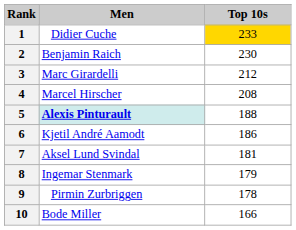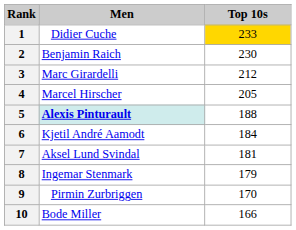(248, 94) 208 -> (248, 94) 205
(248, 134) 186 -> (248, 134) 184
(248, 194) 178 -> (248, 194) 170
